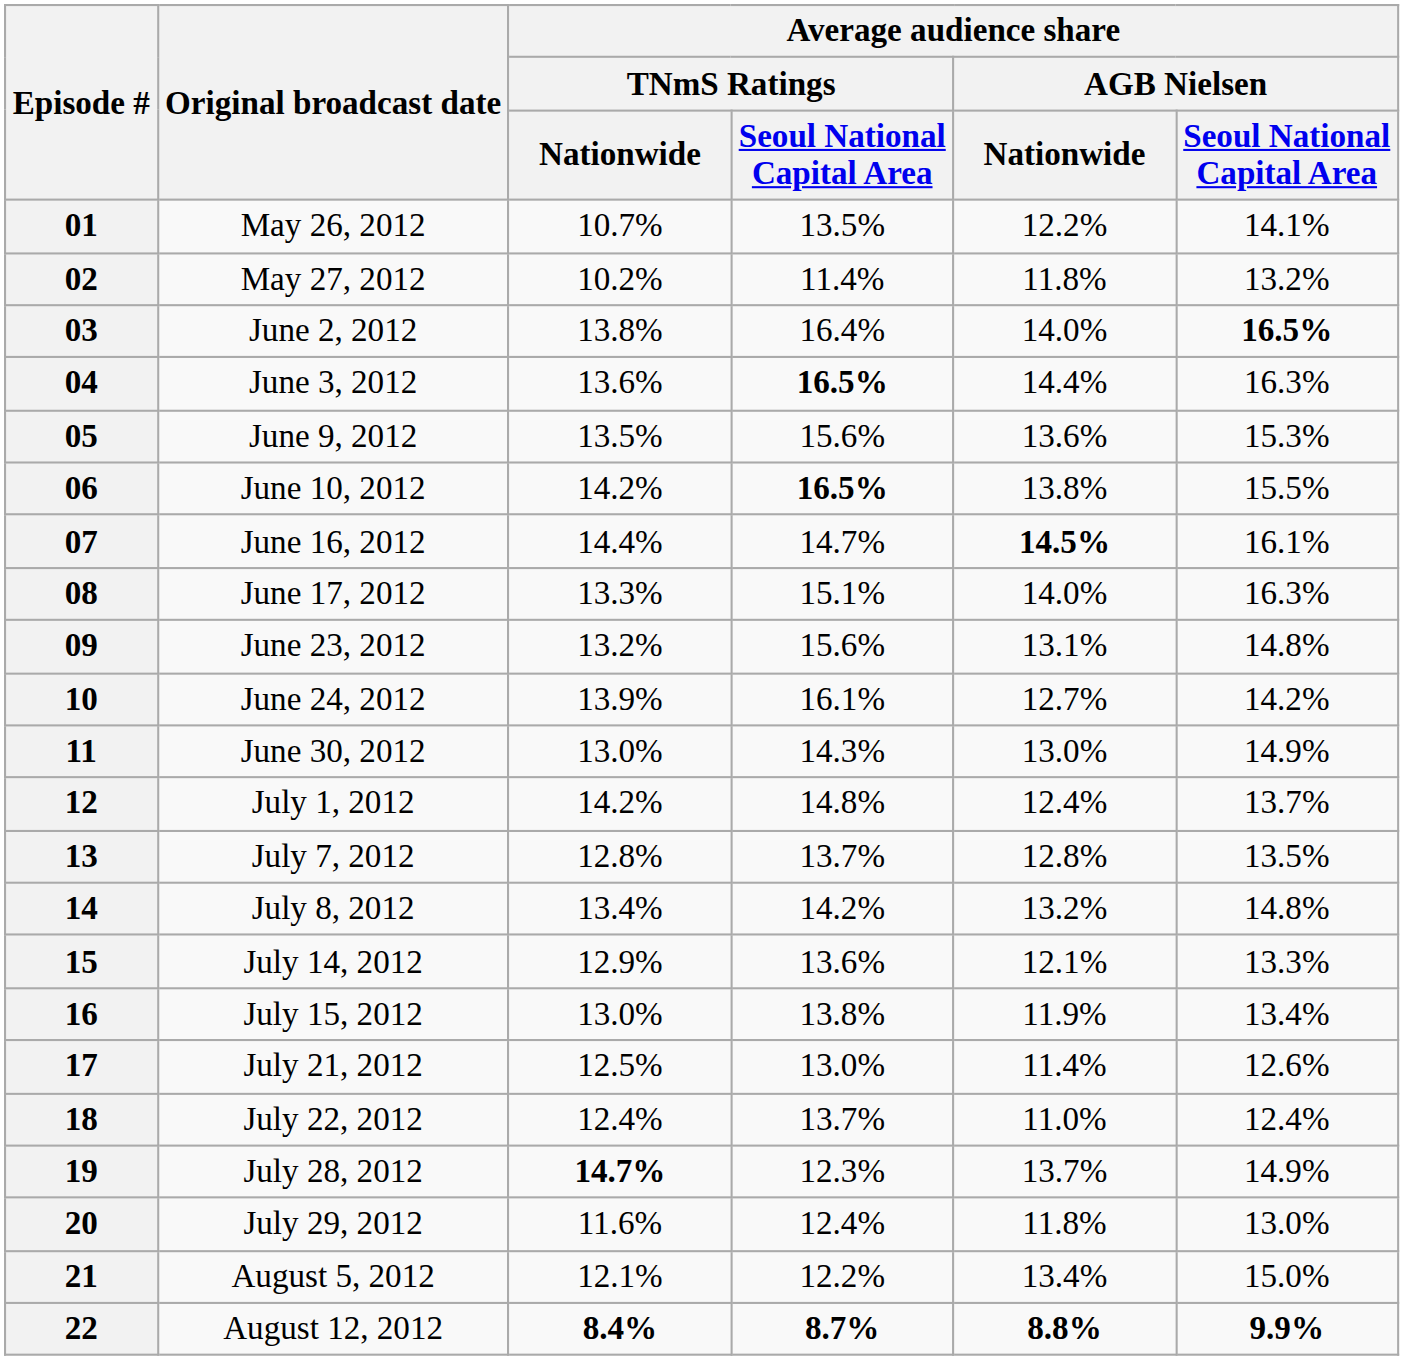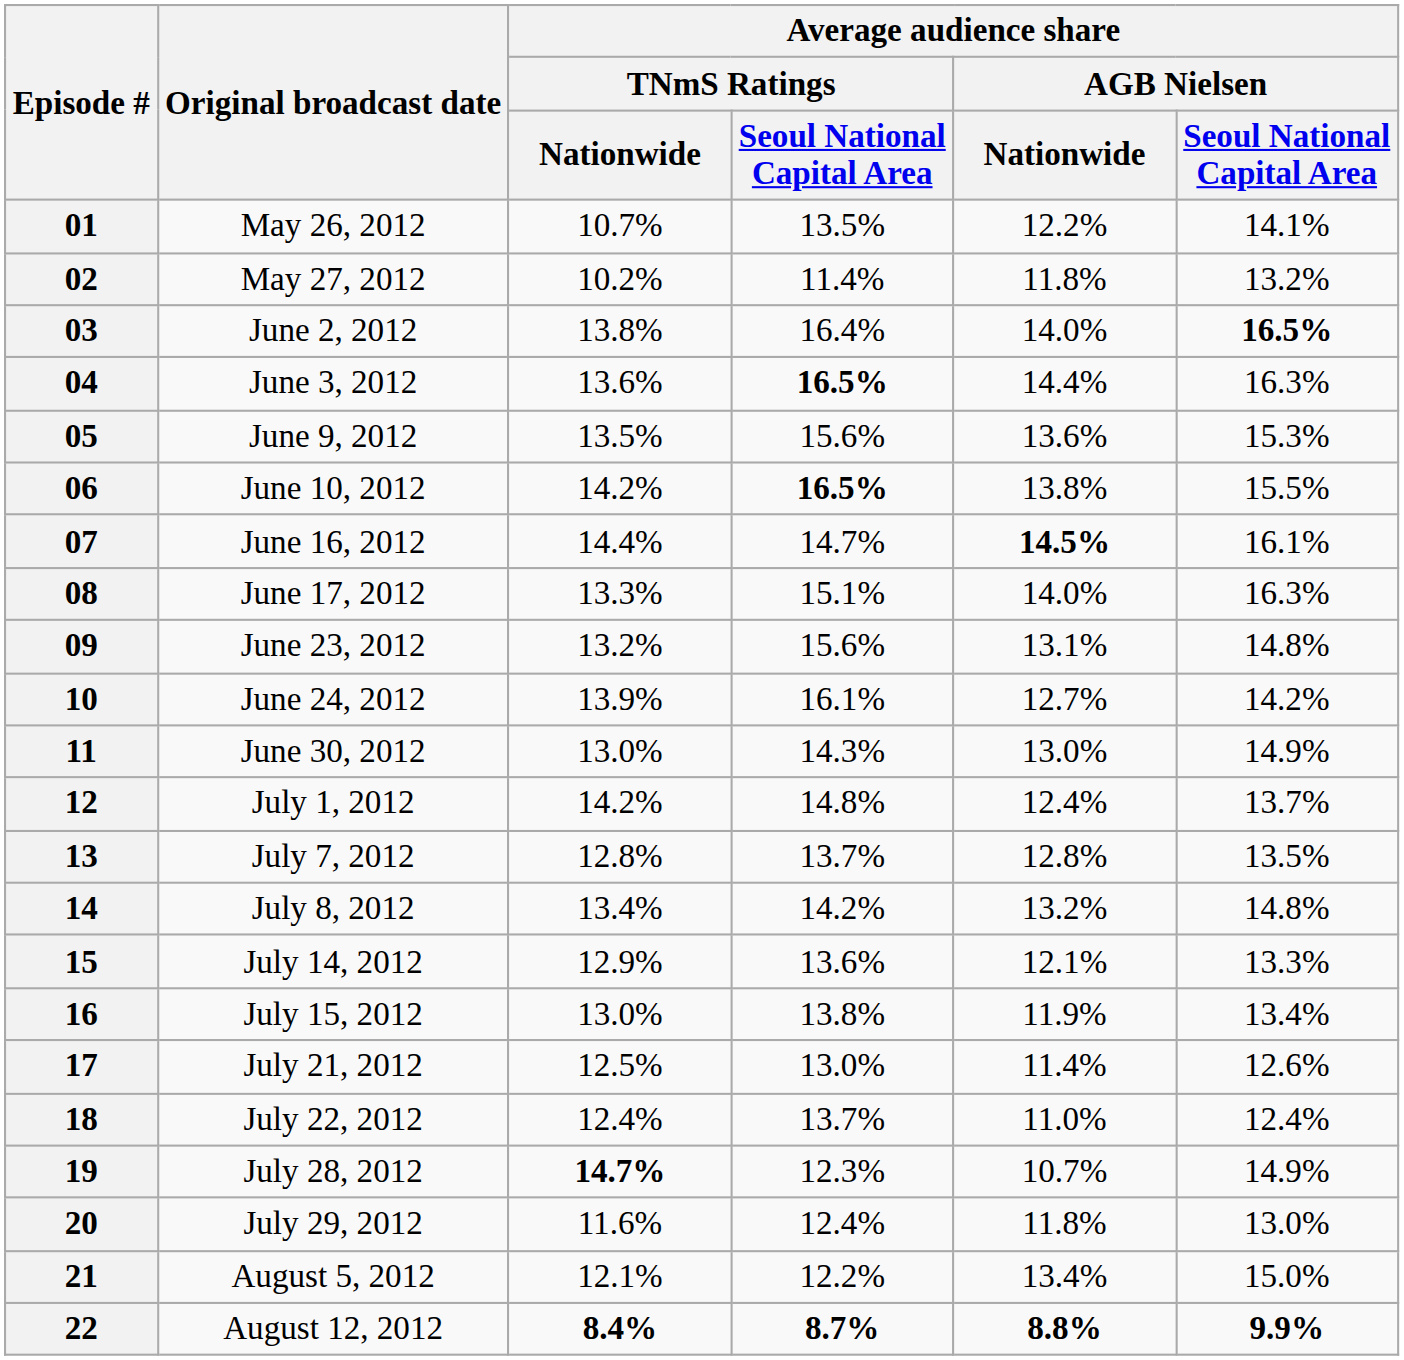(1064, 1171) 13.7% -> (1064, 1171) 10.7%
